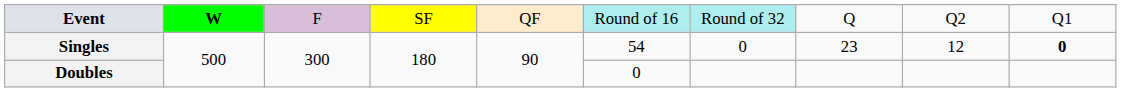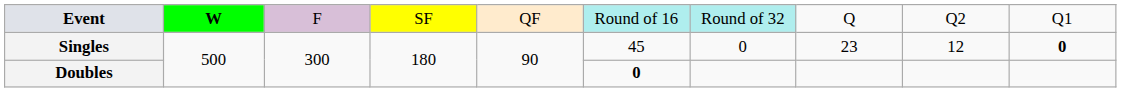(636, 46) 54 -> (636, 46) 45
(636, 73) normal -> (636, 73) bold
